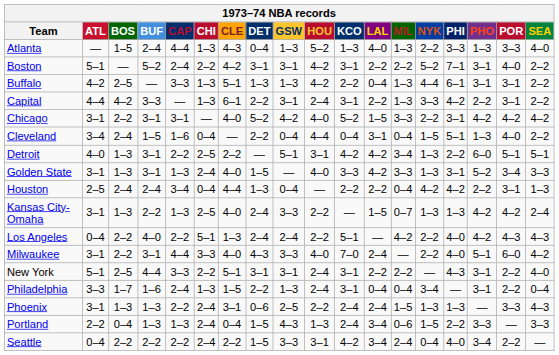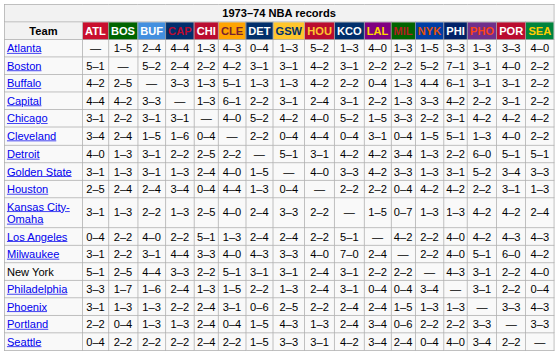(429, 48) 2–2 -> (429, 48) 1–5
(429, 324) 1–5 -> (429, 324) 2–2
